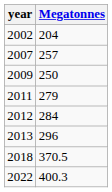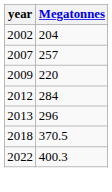(48, 75) 250 -> (48, 75) 220
- row: (20, 95)
